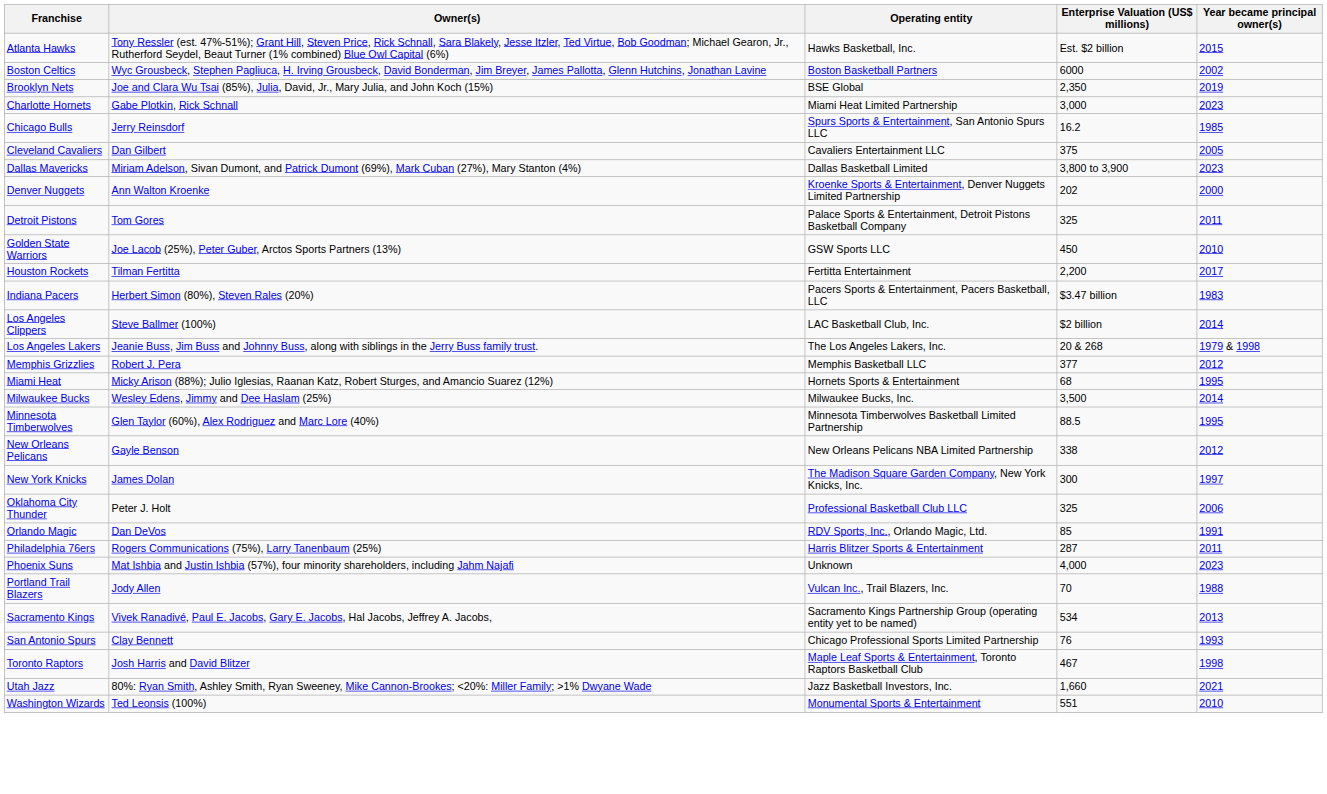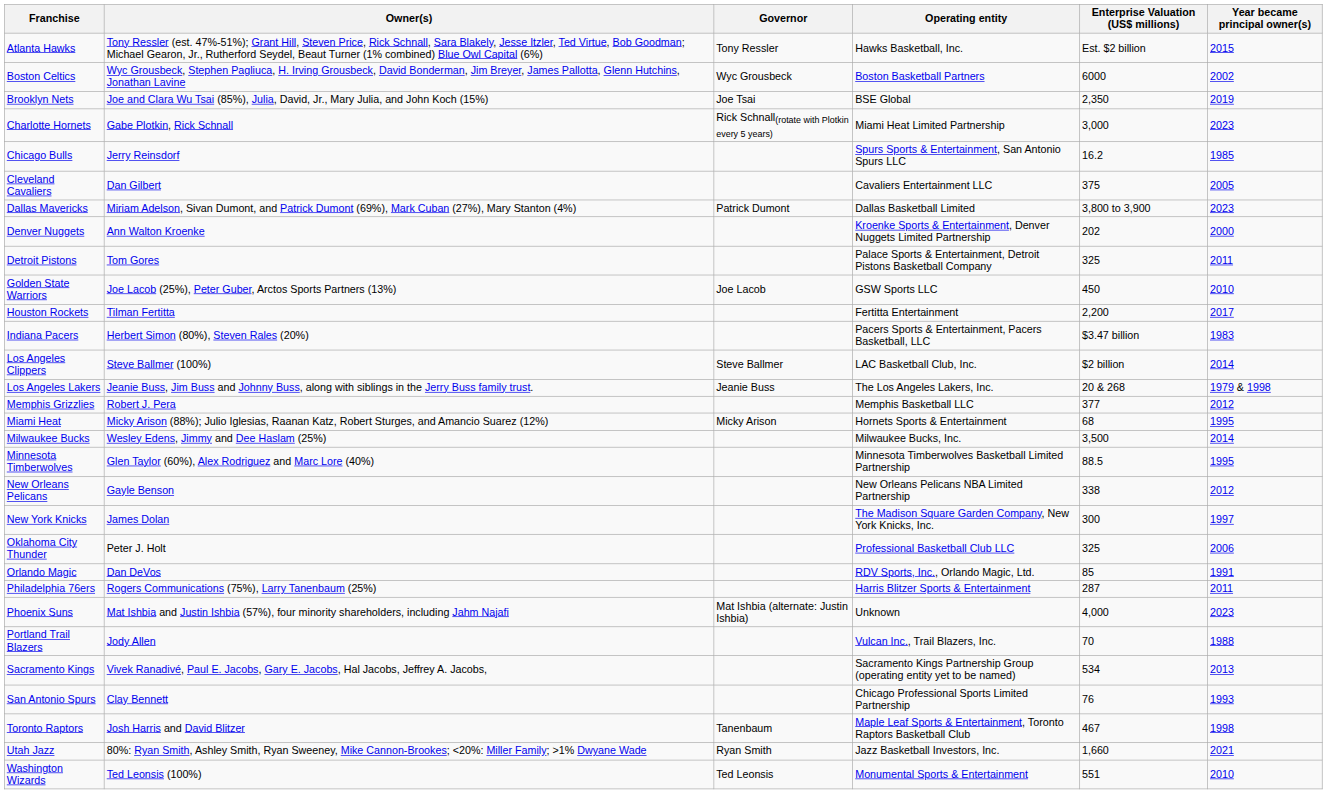+ column: (783, 19)
